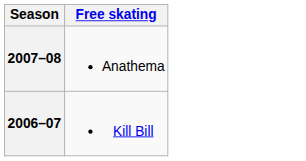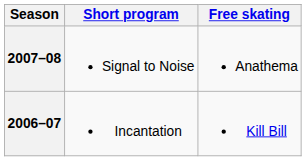+ column: (131, 15)
